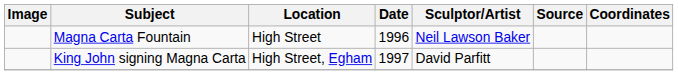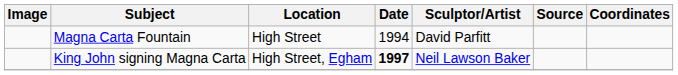(394, 37) 1996 -> (394, 37) 1994
(473, 37) Neil Lawson Baker -> (453, 37) David Parfitt
(394, 59) normal -> (394, 59) bold
(453, 59) David Parfitt -> (473, 59) Neil Lawson Baker
